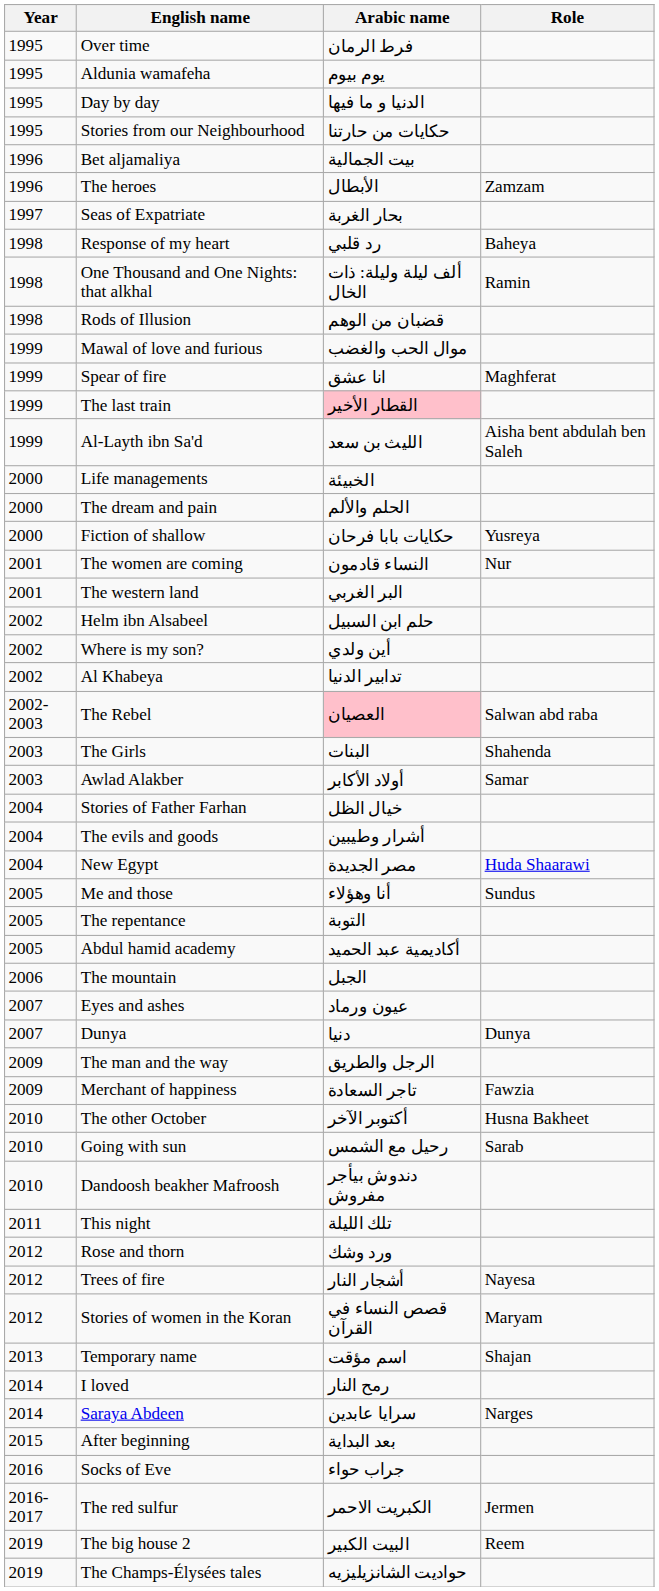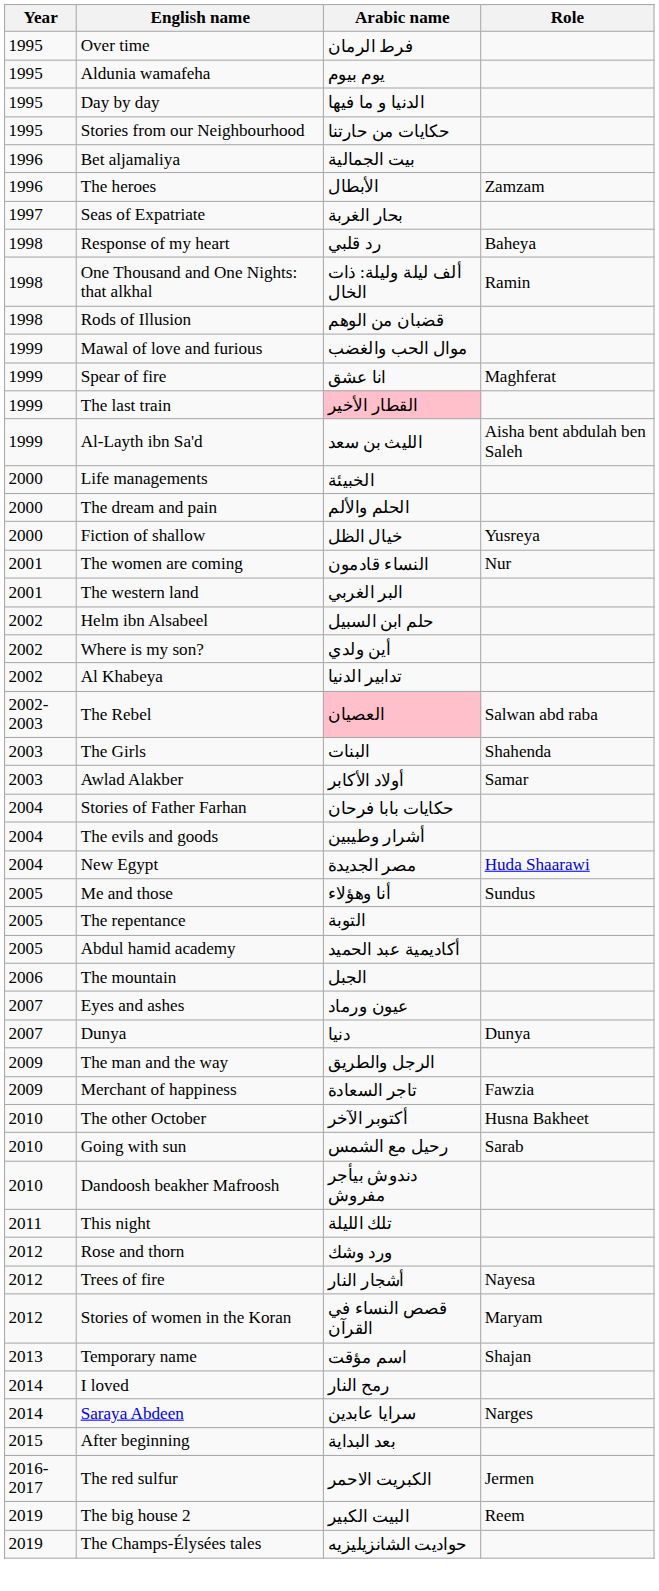(391, 536) حكايات بابا فرحان -> (365, 536) خيال الظل
(365, 808) خيال الظل -> (391, 808) حكايات بابا فرحان
- row: (126, 1469)
